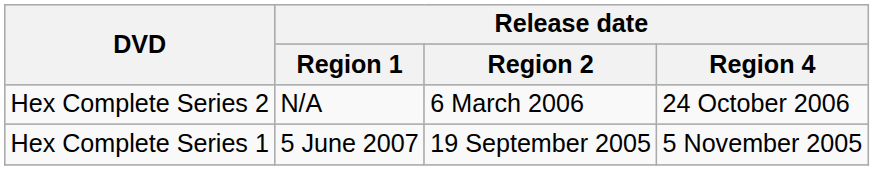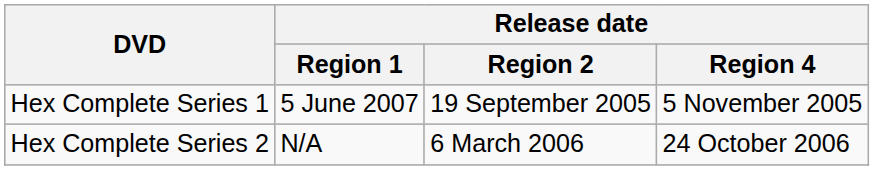rows swapped: (140, 143) <-> (140, 104)
